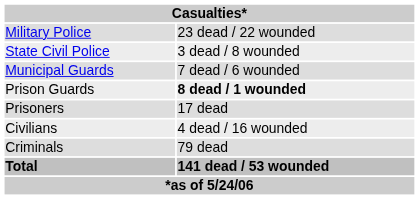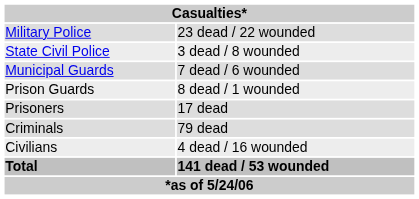(242, 90) bold -> (239, 90) normal
rows swapped: (31, 128) <-> (34, 147)
